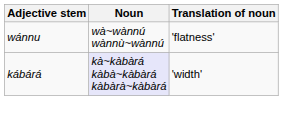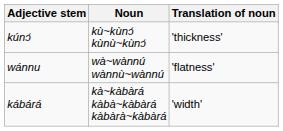+ row: (19, 37)
(129, 74) lavender background -> (129, 104) no background
